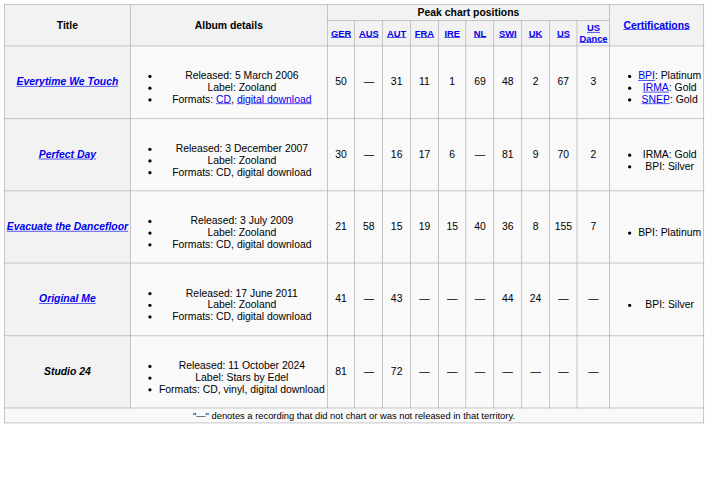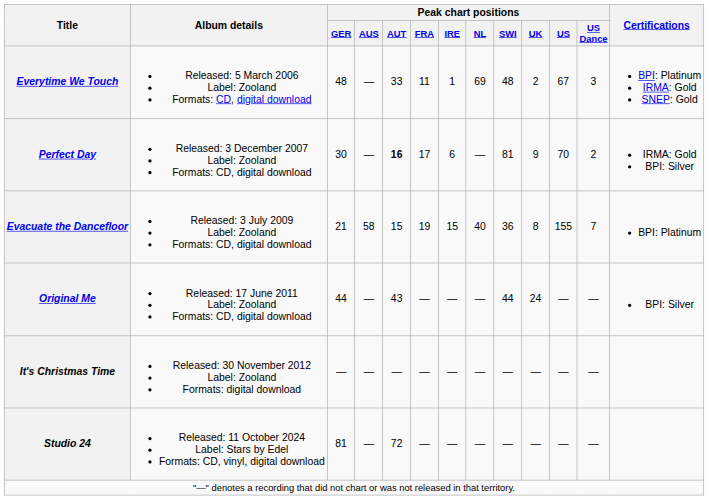(341, 82) 50 -> (341, 82) 48
(397, 82) 31 -> (397, 82) 33
(397, 154) normal -> (397, 154) bold
(341, 299) 41 -> (341, 299) 44
+ row: (67, 371)
